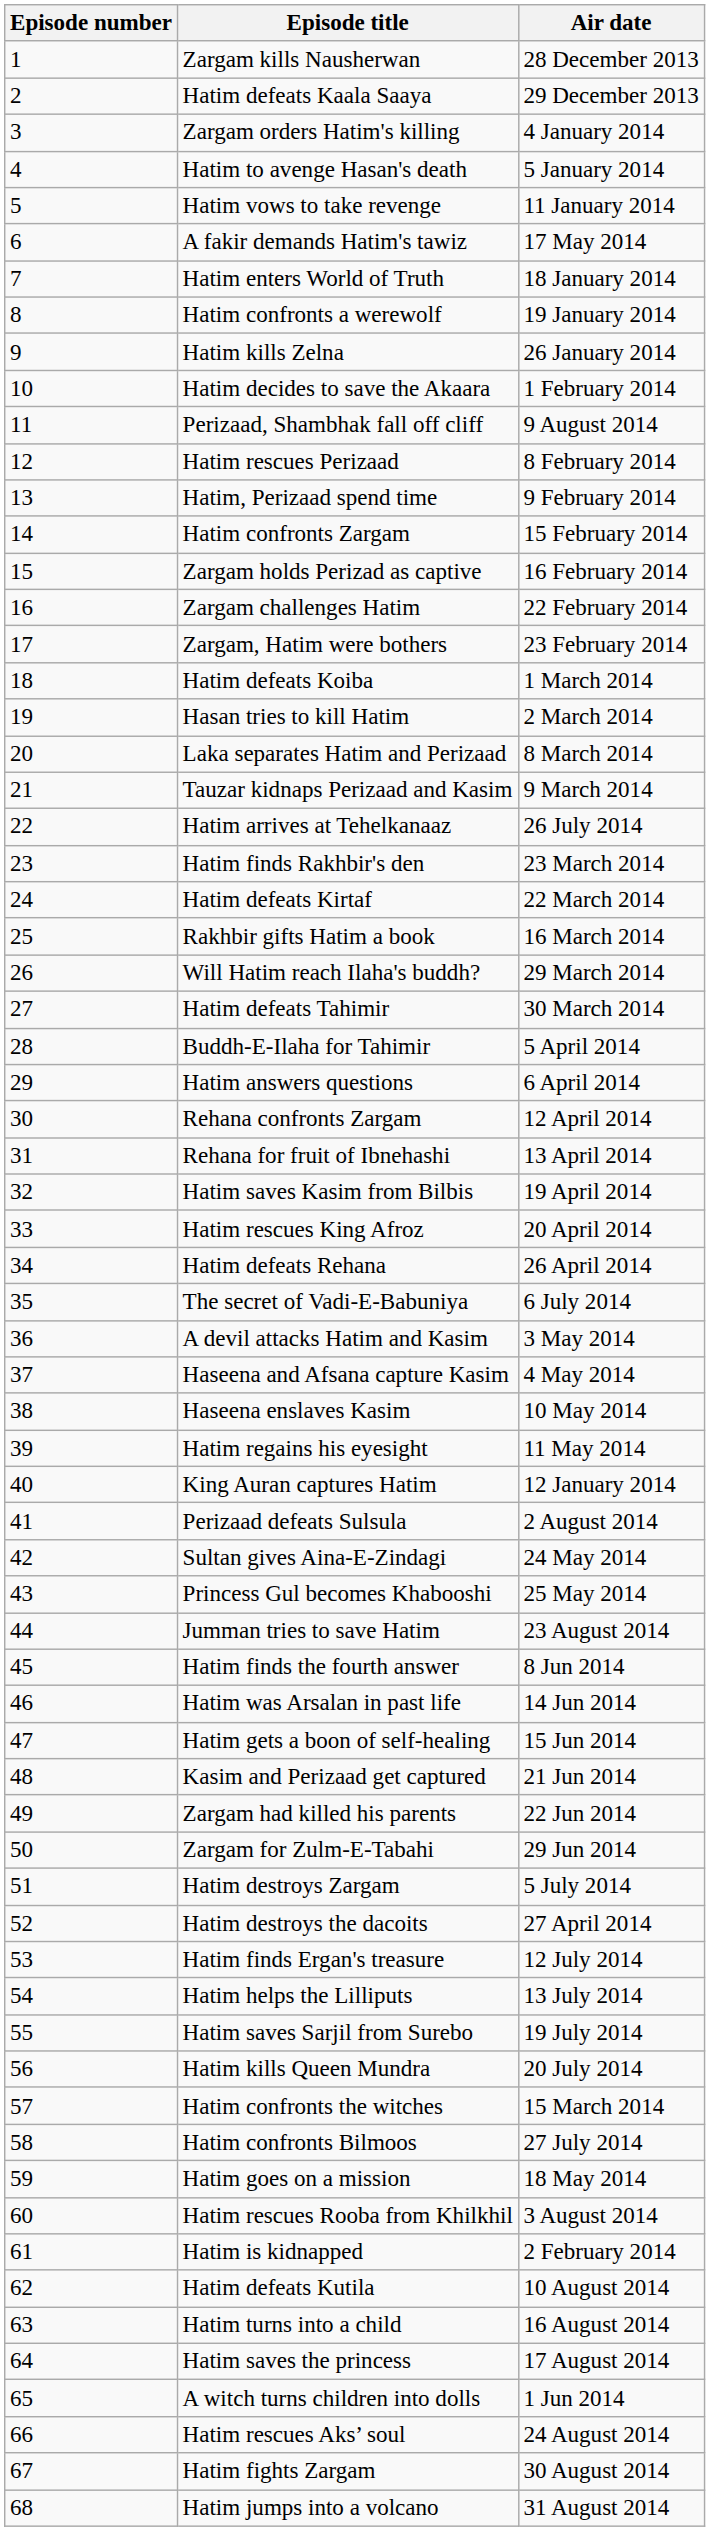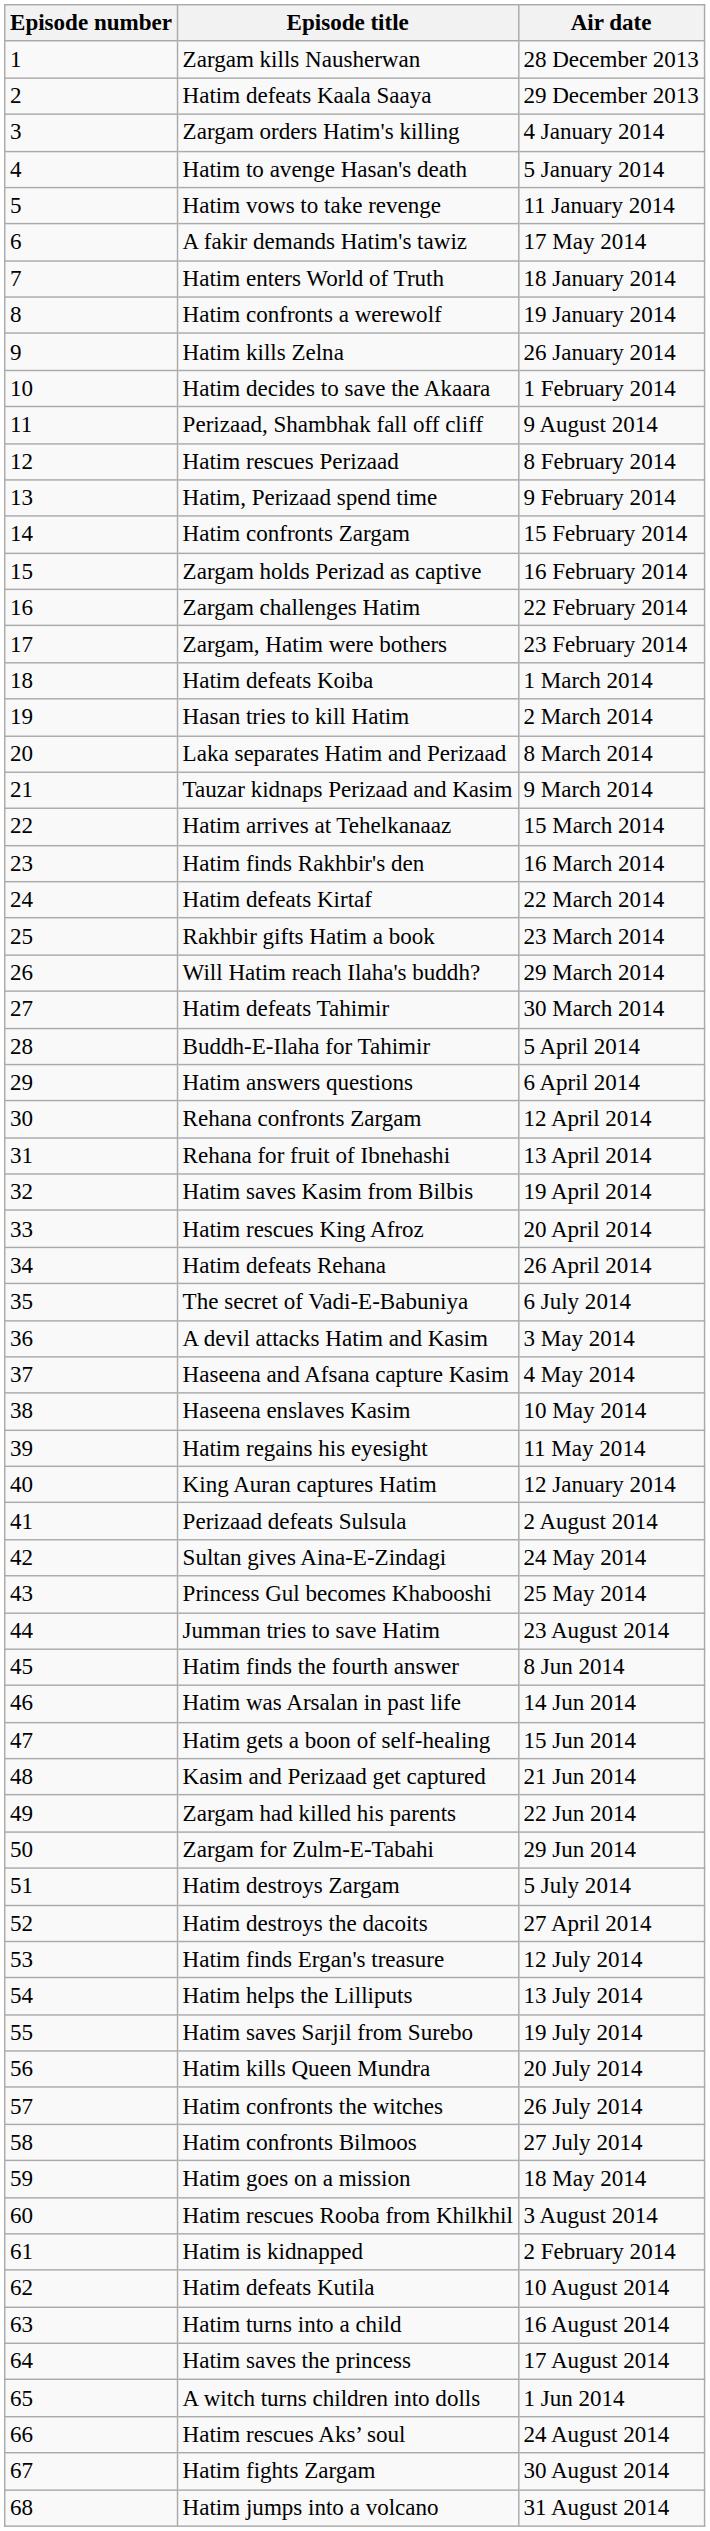(583, 826) 26 July 2014 -> (594, 826) 15 March 2014
(594, 863) 23 March 2014 -> (594, 863) 16 March 2014
(594, 936) 16 March 2014 -> (594, 936) 23 March 2014
(594, 2105) 15 March 2014 -> (583, 2105) 26 July 2014
